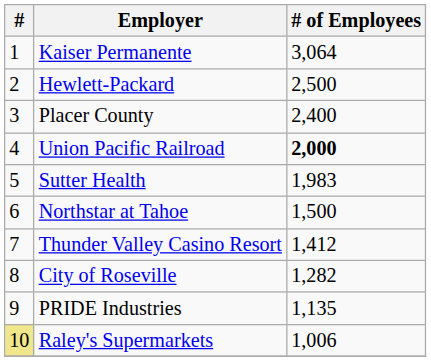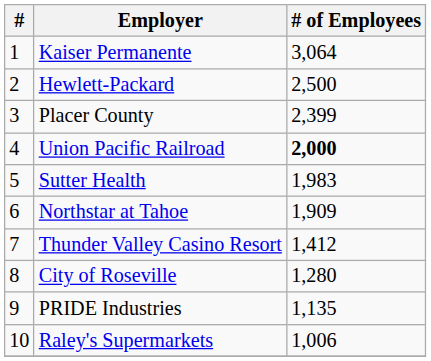(314, 116) 2,400 -> (314, 116) 2,399
(314, 212) 1,500 -> (314, 212) 1,909
(314, 276) 1,282 -> (314, 276) 1,280
(19, 340) khaki background -> (19, 340) no background
